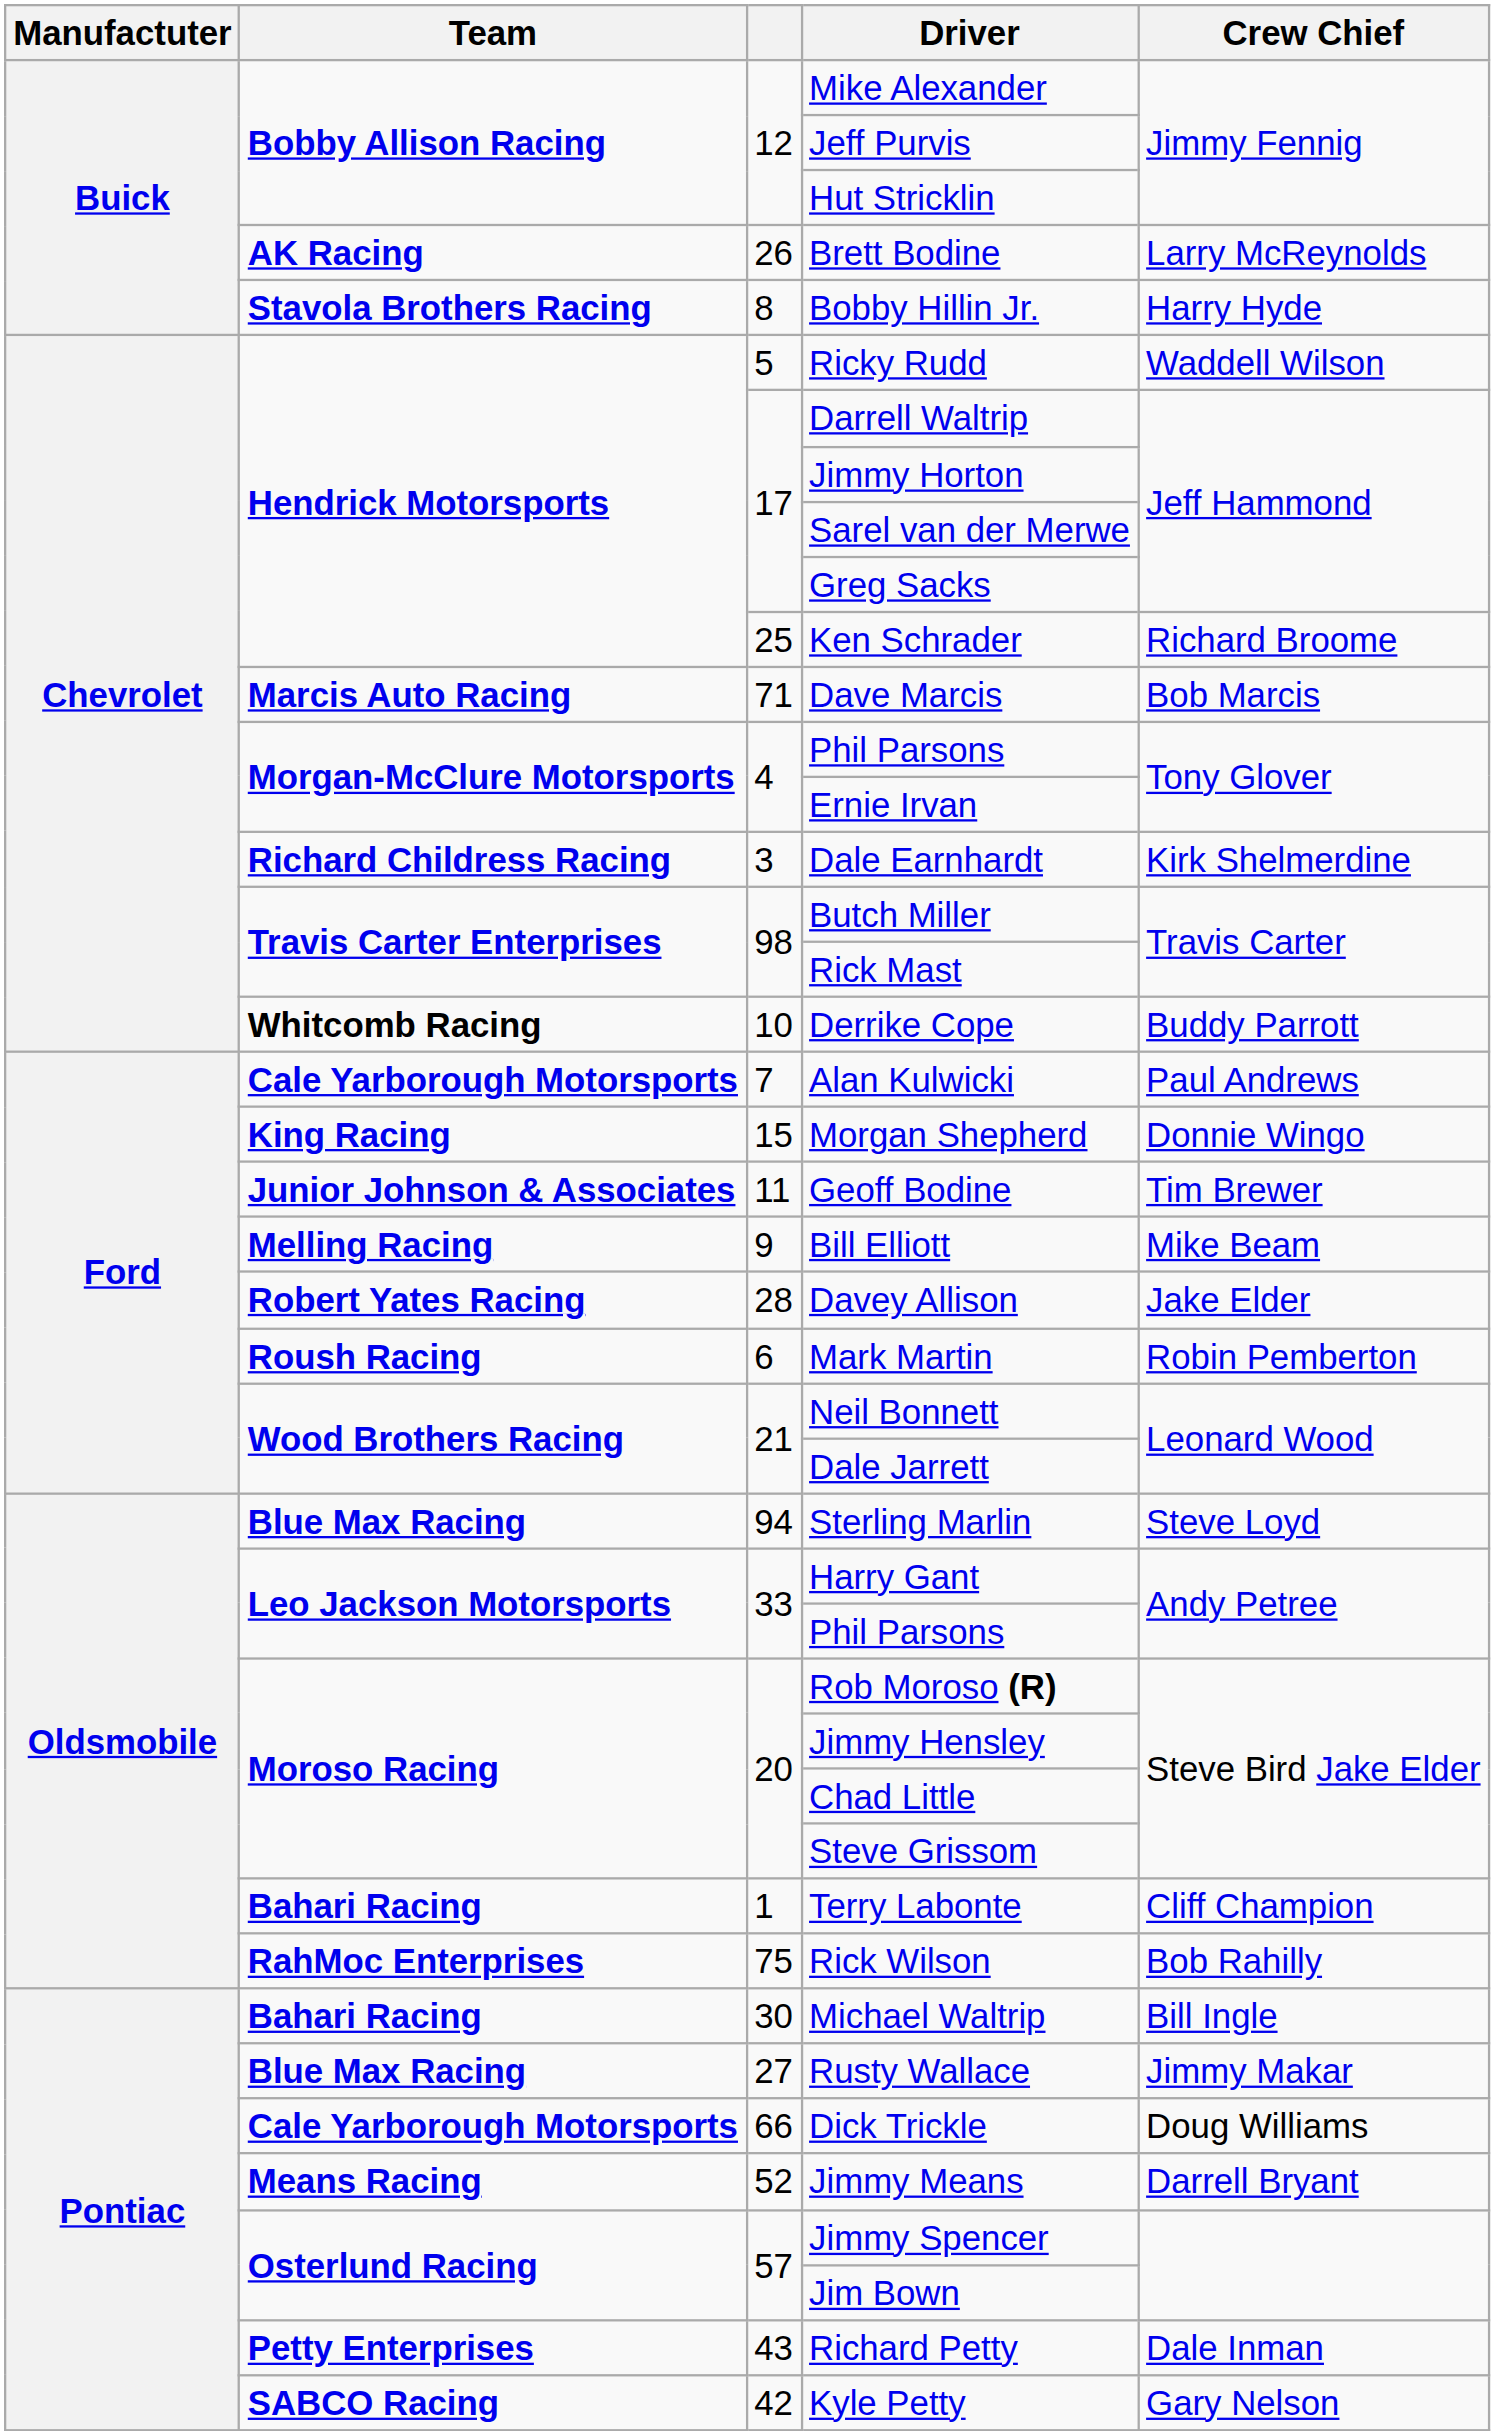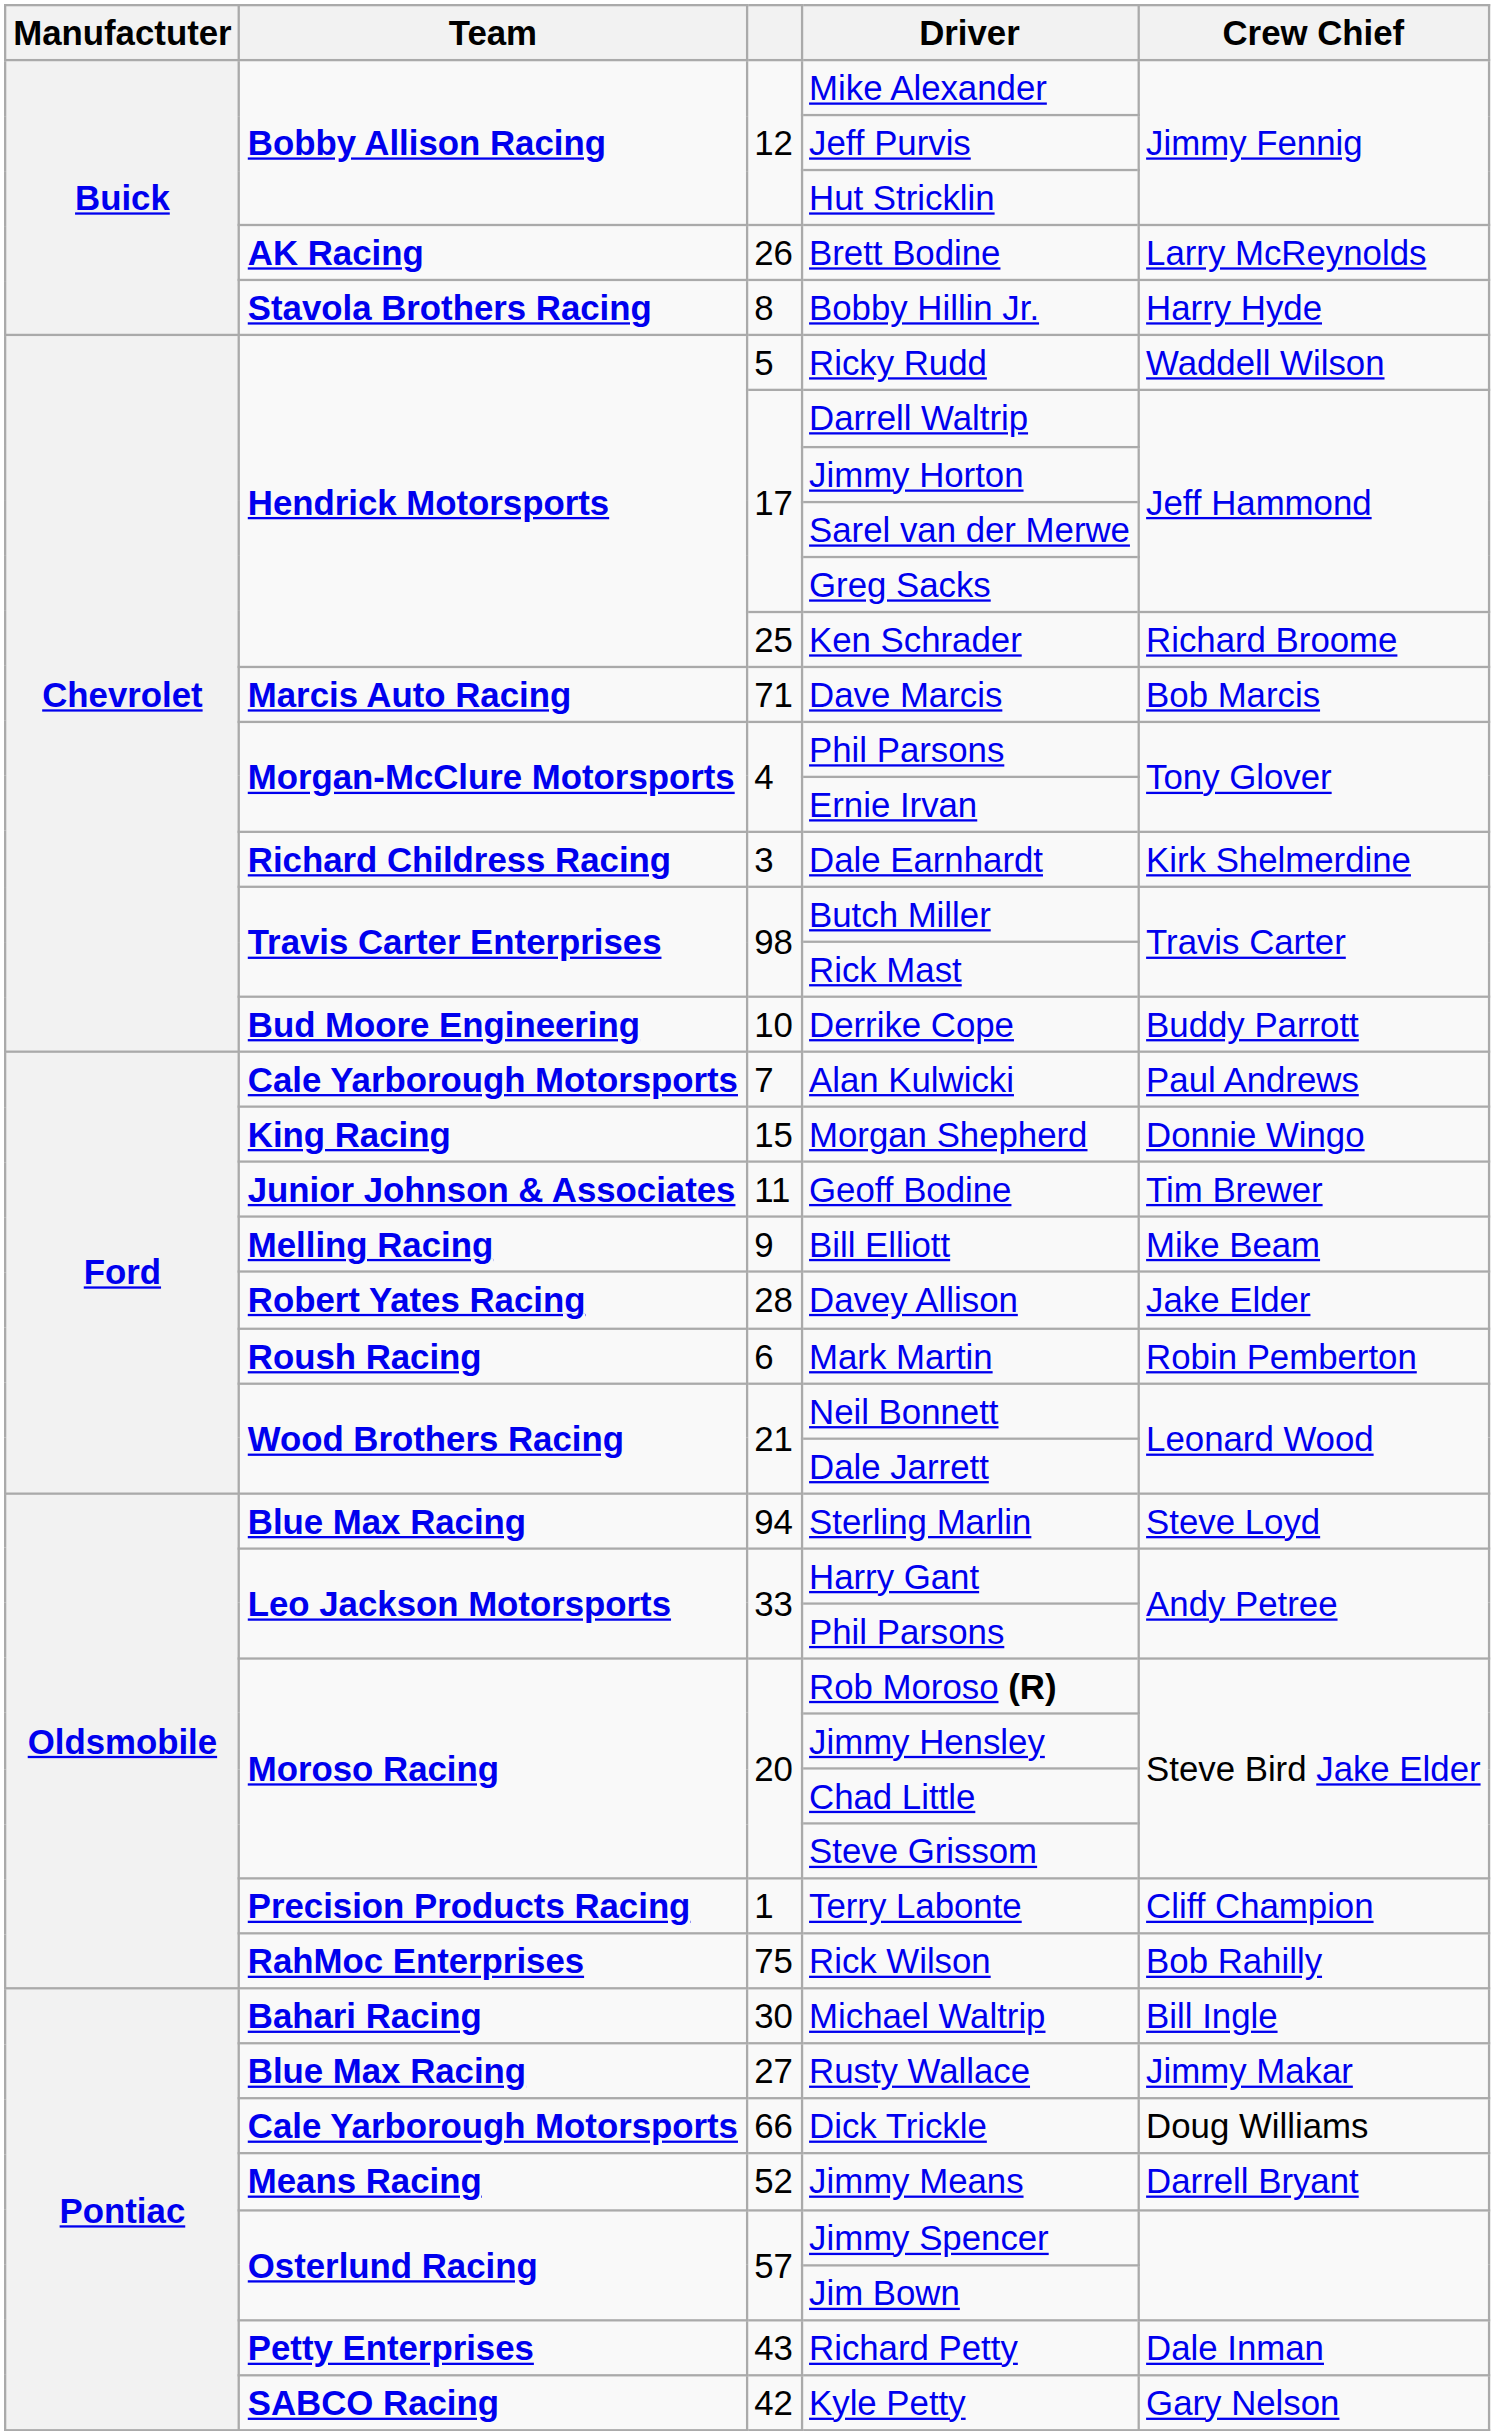(395, 1025) Whitcomb Racing -> (444, 1025) Bud Moore Engineering
(365, 1906) Bahari Racing -> (469, 1906) Precision Products Racing
